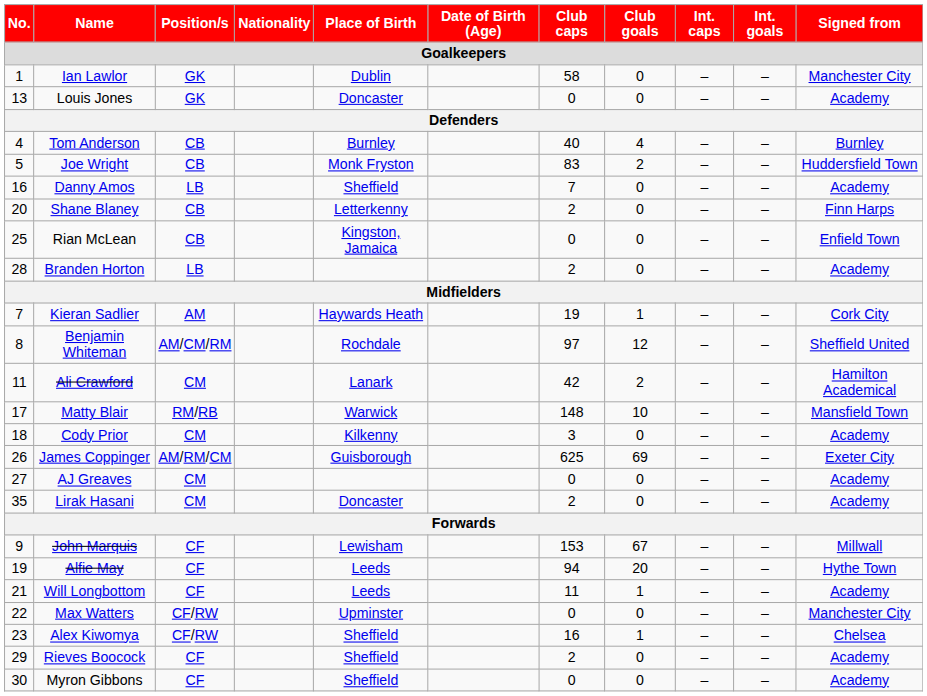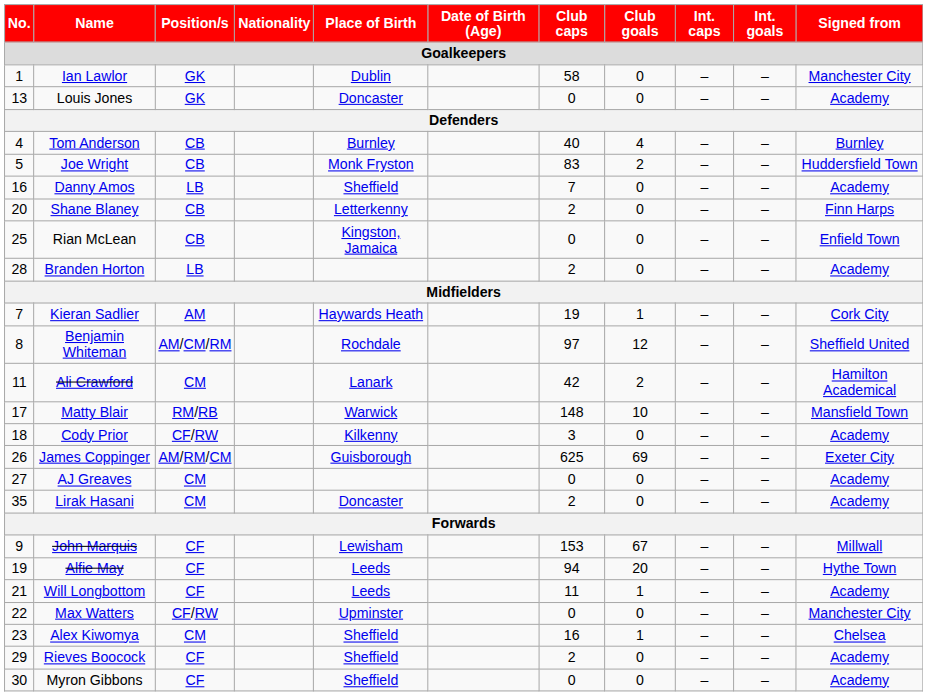(195, 434) CM -> (195, 434) CF/RW
(195, 635) CF/RW -> (195, 635) CM
